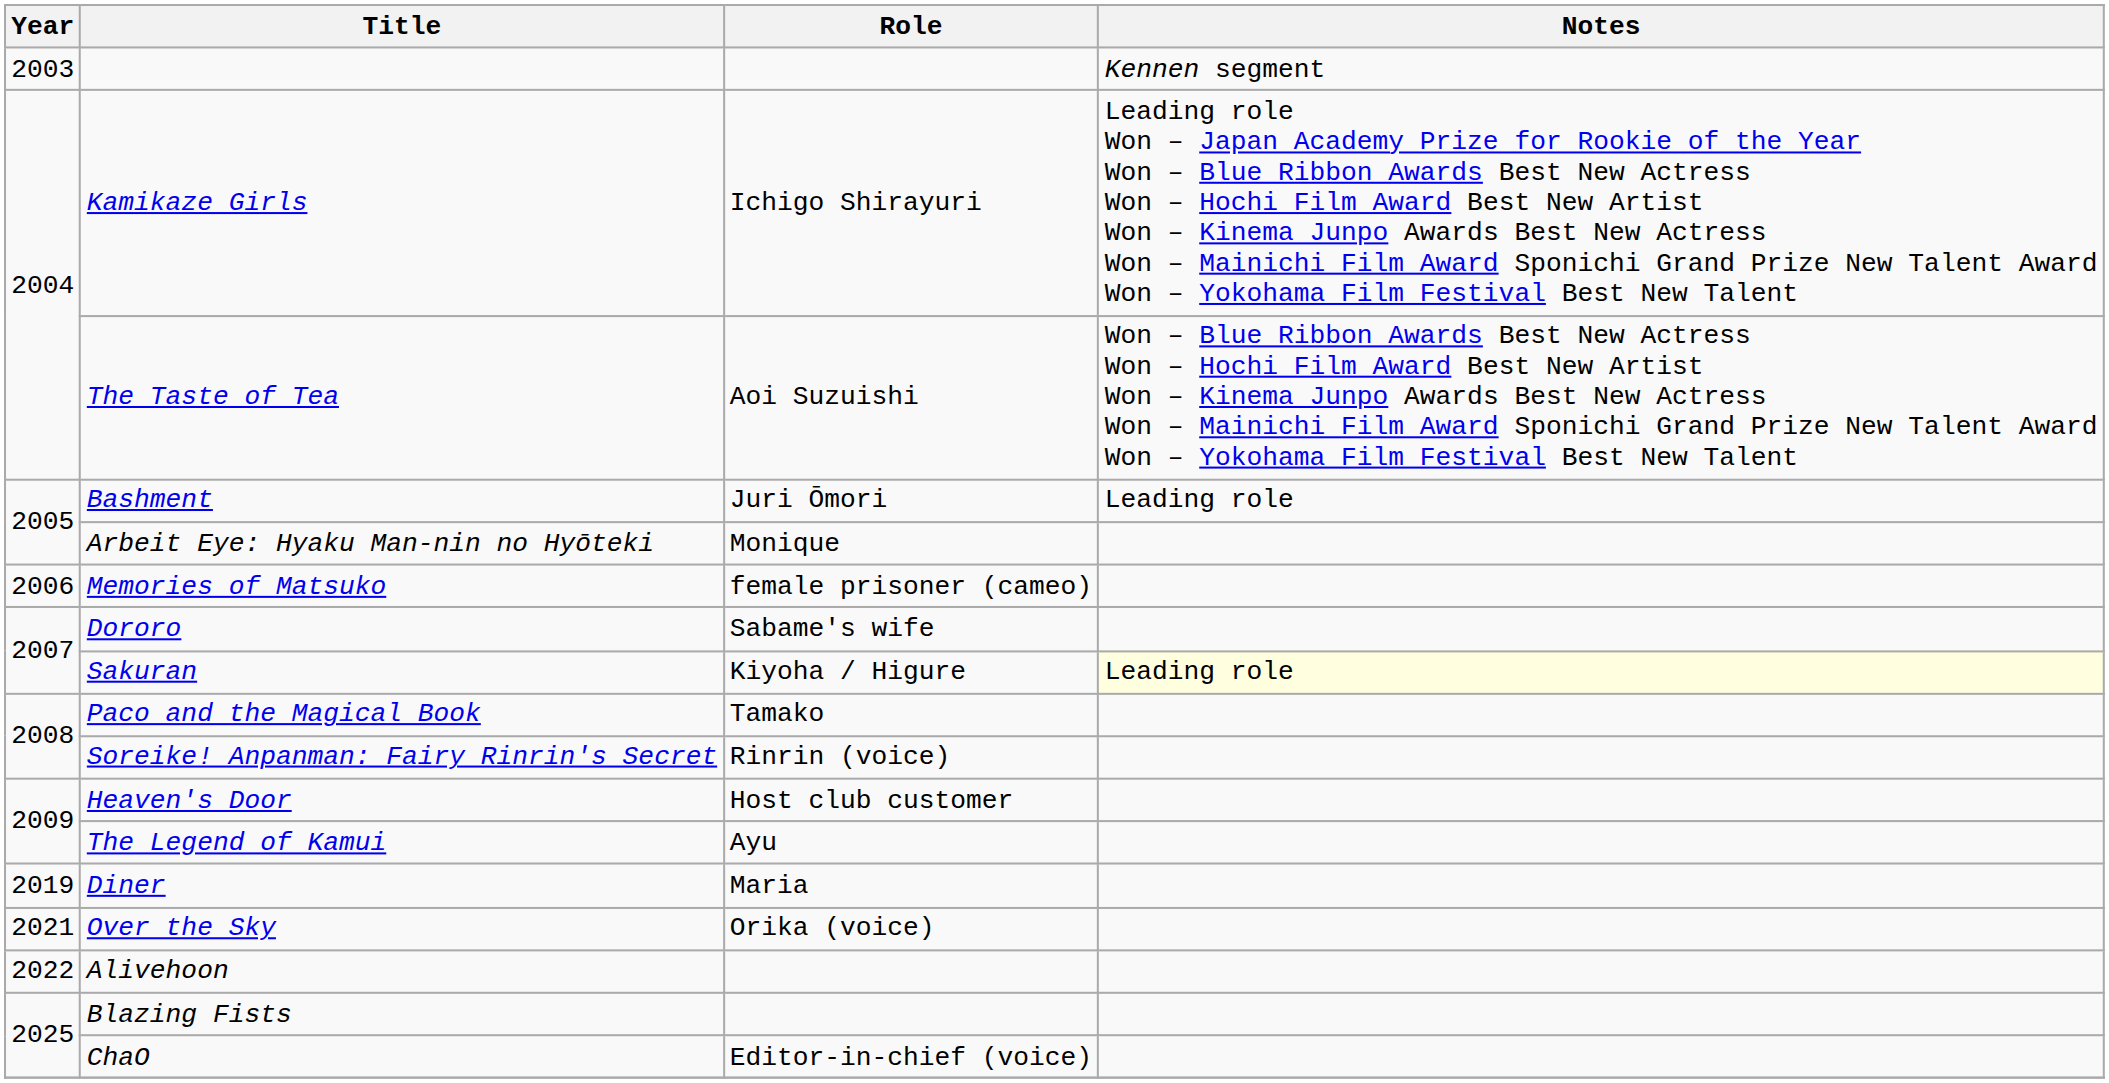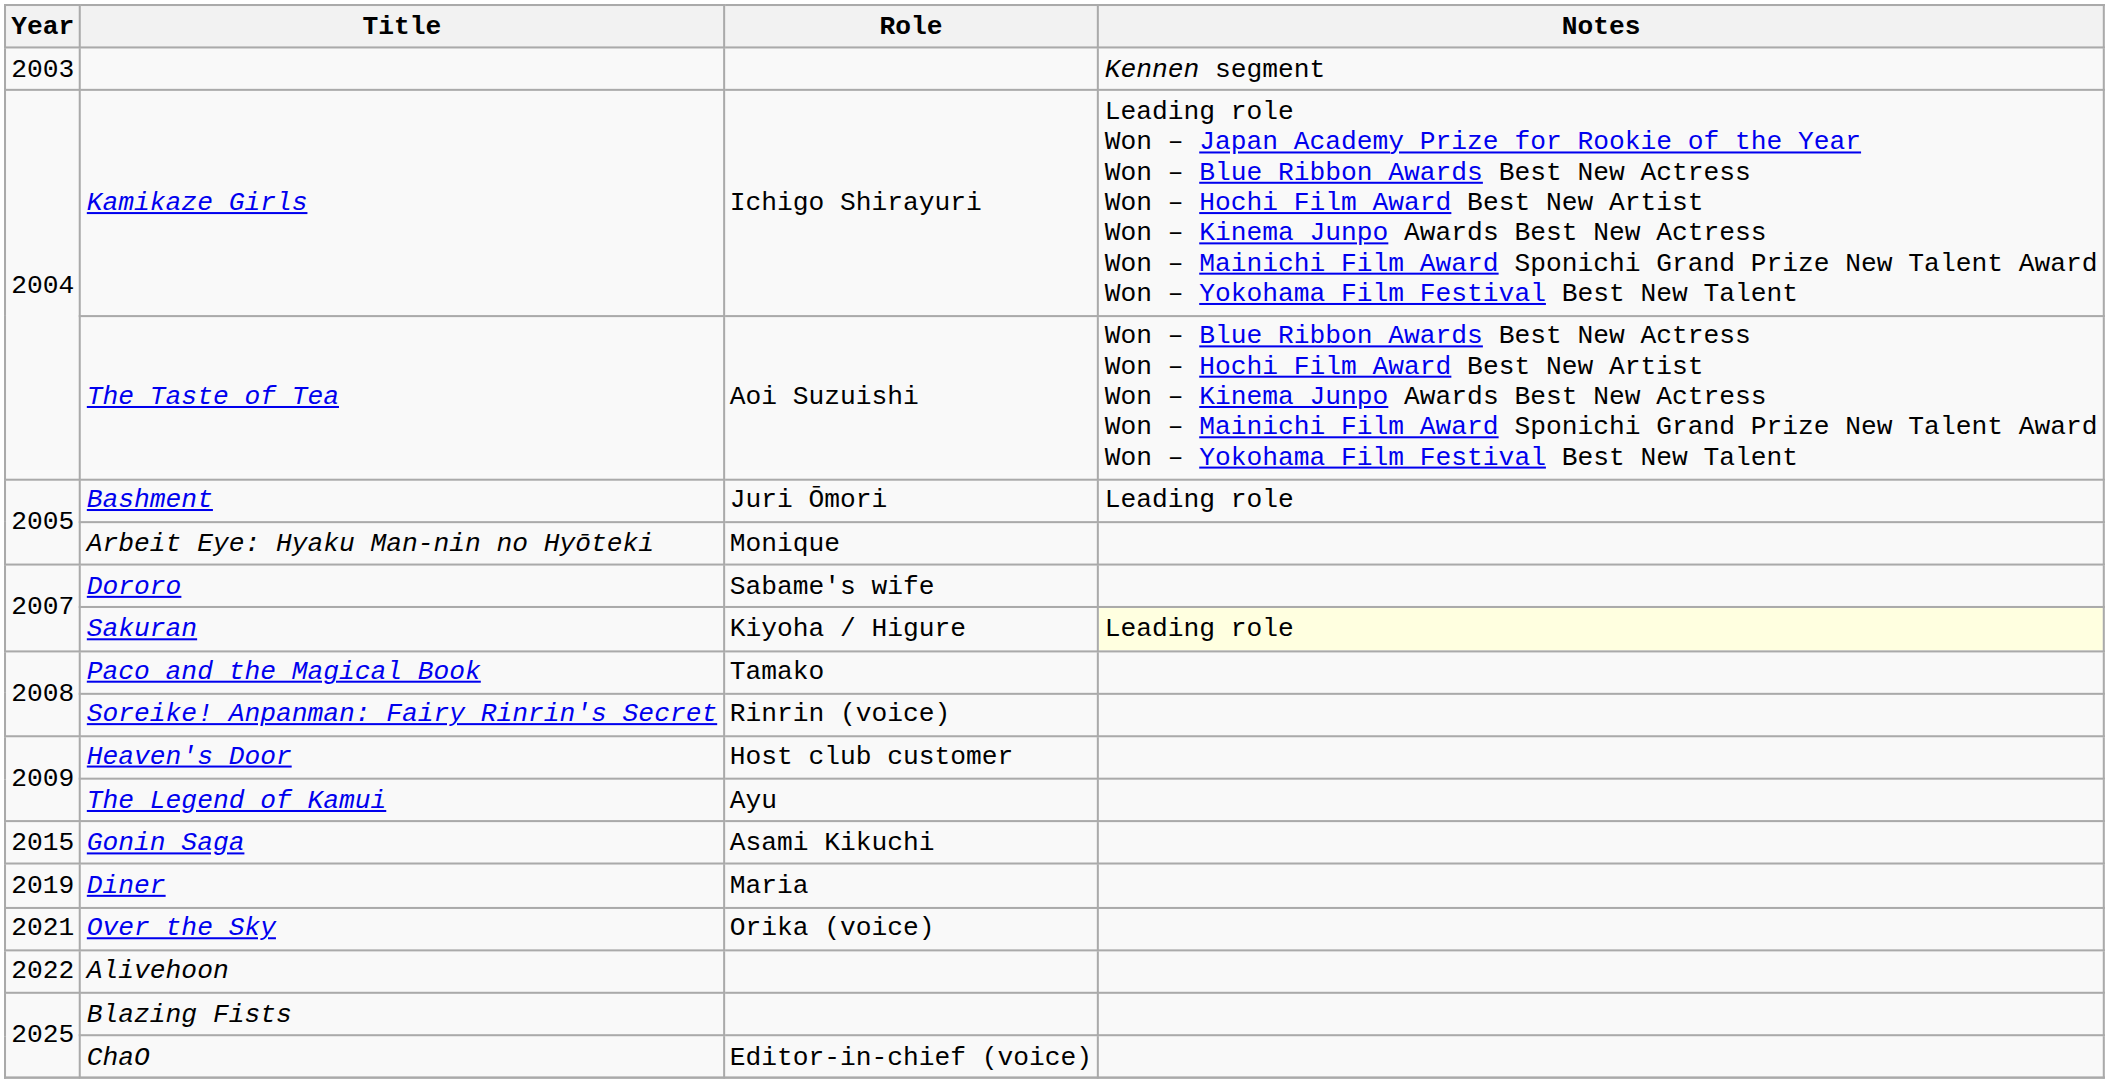- row: (237, 586)
+ row: (166, 843)
